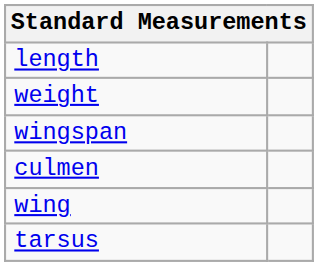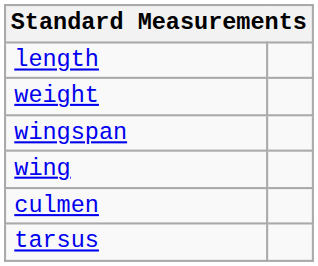rows swapped: (43, 206) <-> (57, 169)
